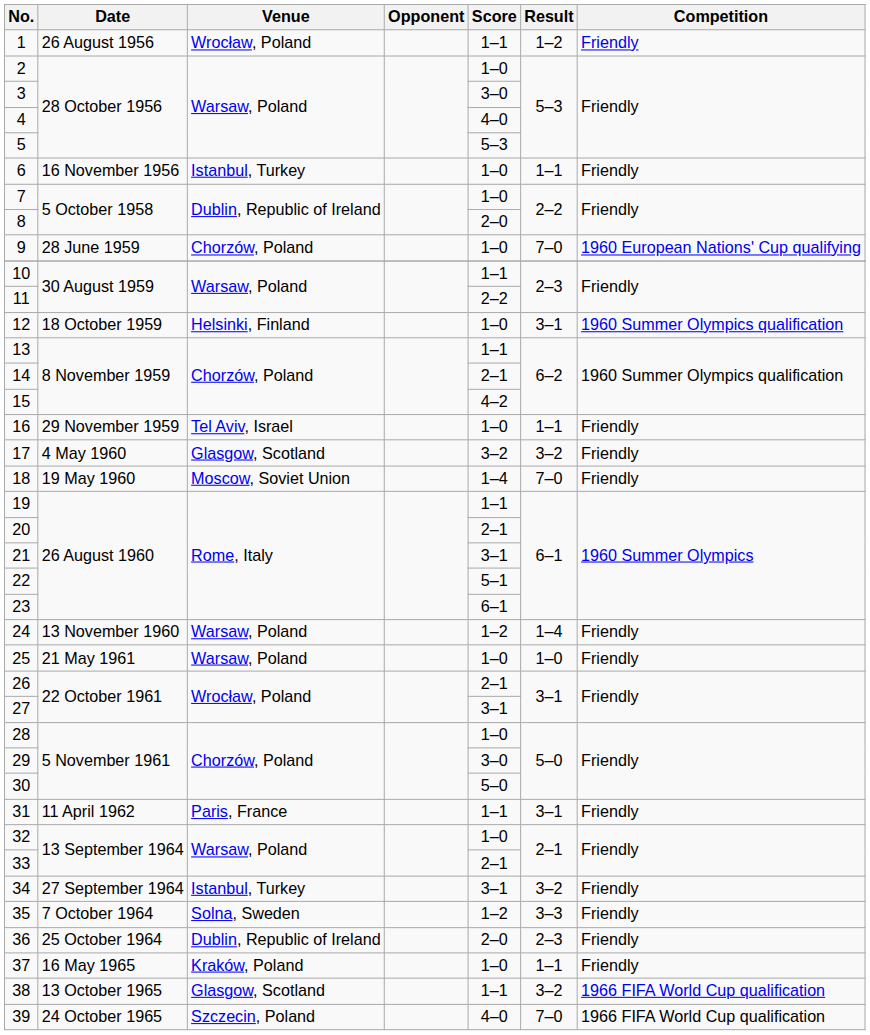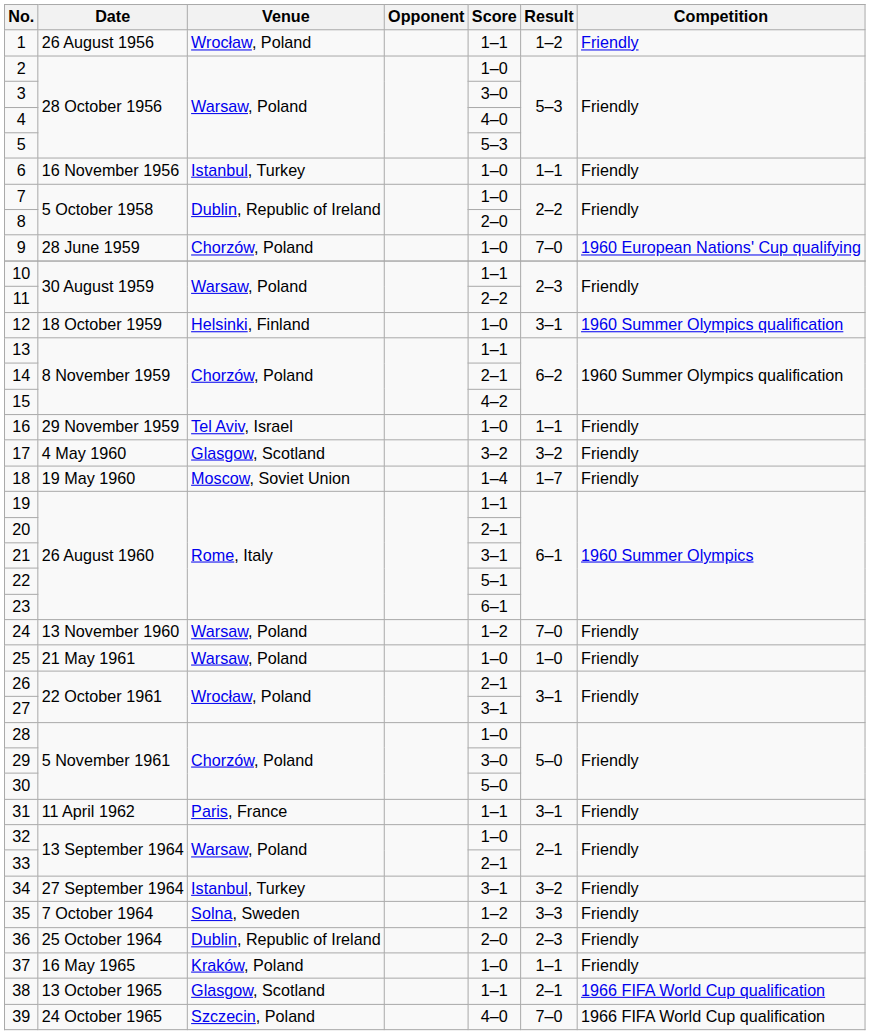(549, 478) 7–0 -> (549, 478) 1–7
(549, 632) 1–4 -> (549, 632) 7–0
(549, 991) 3–2 -> (549, 991) 2–1
